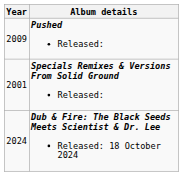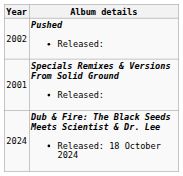(17, 39) 2009 -> (17, 39) 2002
